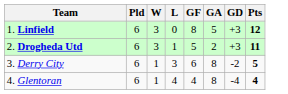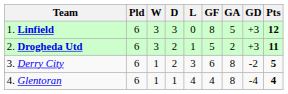+ column: (174, 13)
